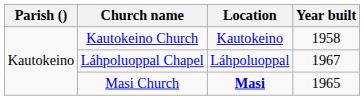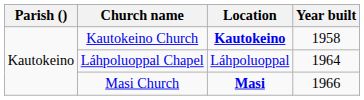(250, 38) normal -> (250, 38) bold
(326, 60) 1967 -> (326, 60) 1964
(326, 83) 1965 -> (326, 83) 1966
